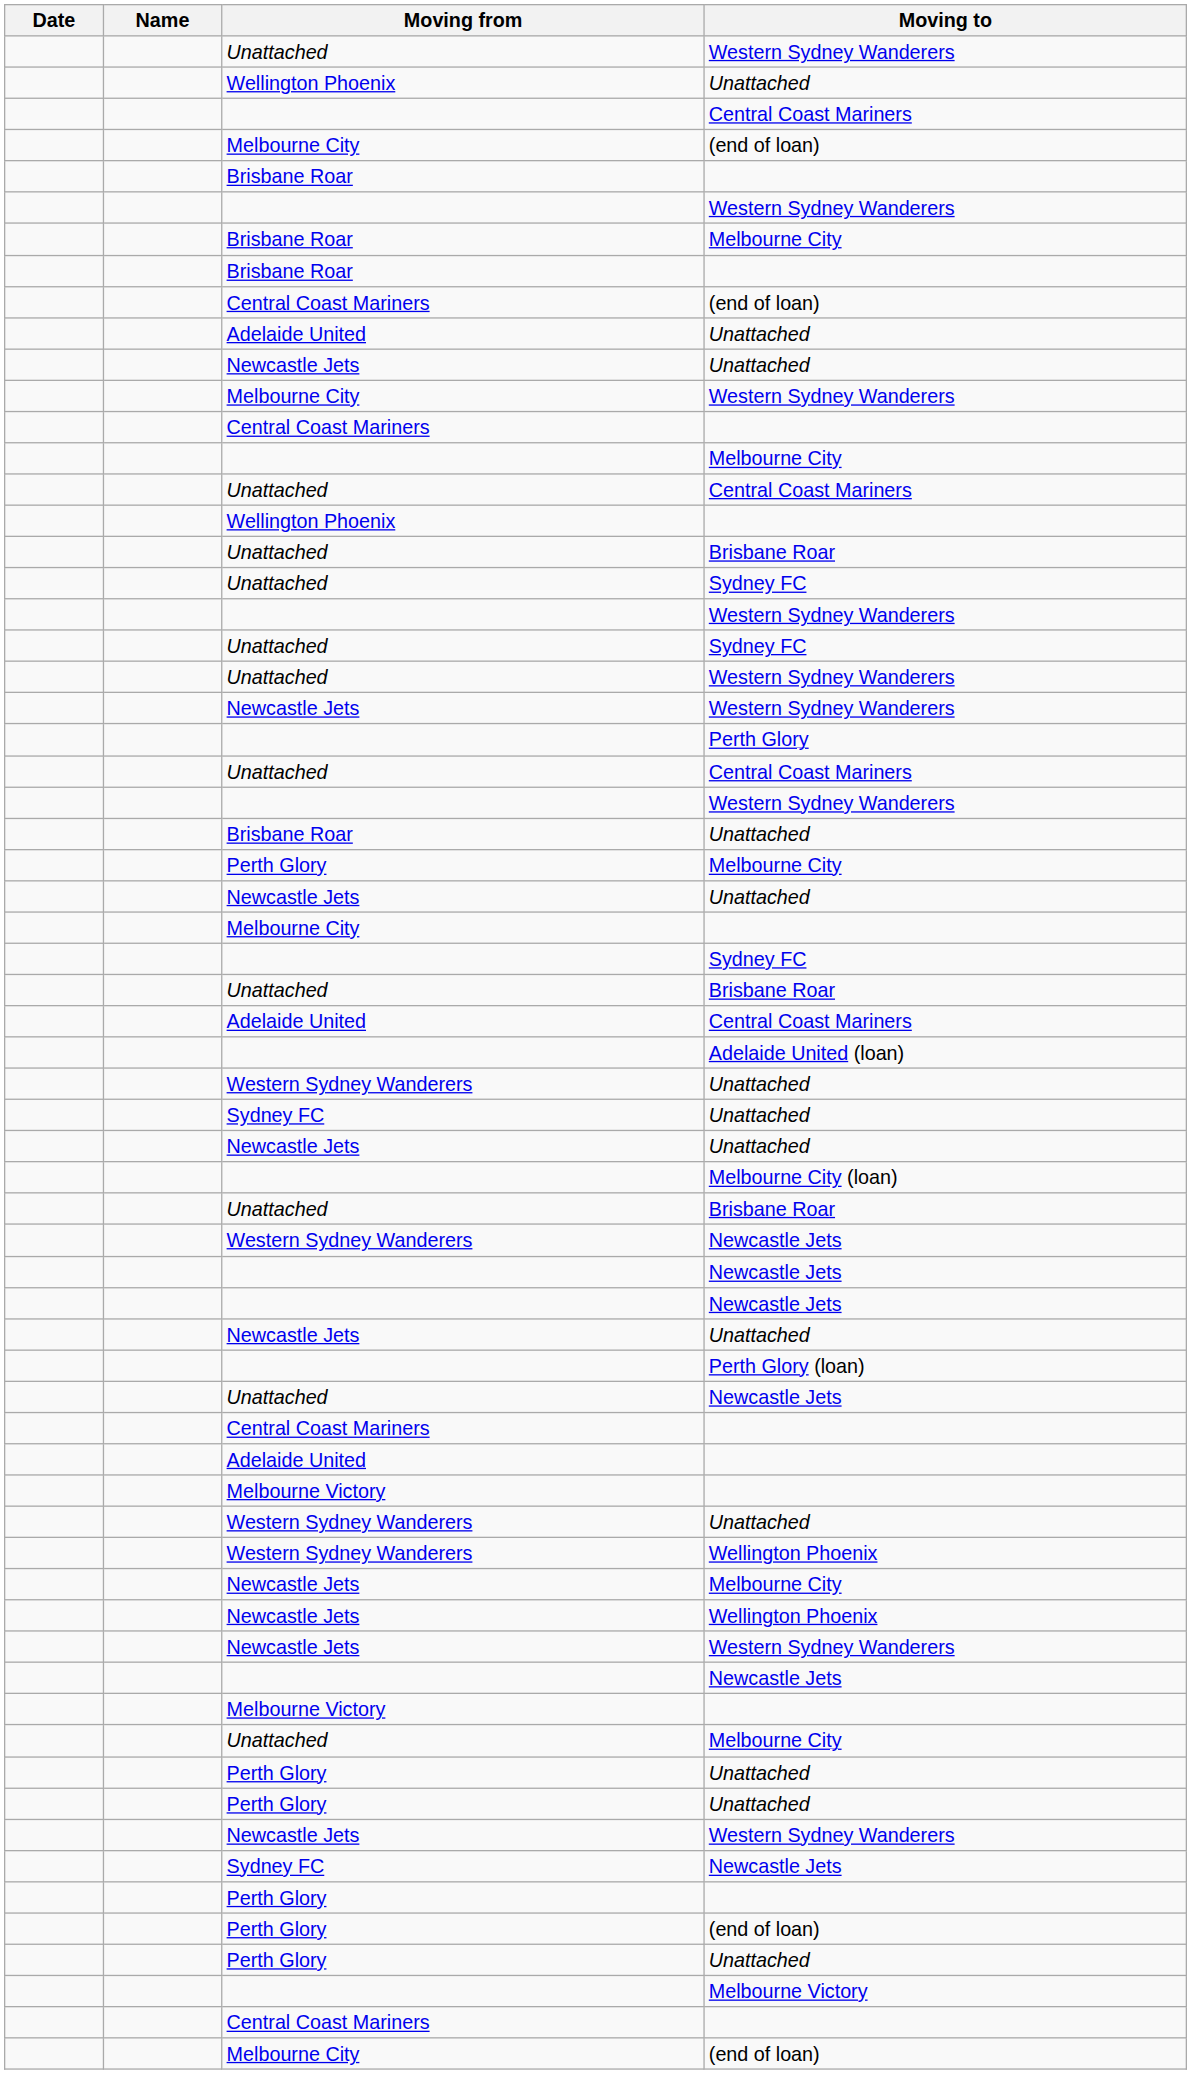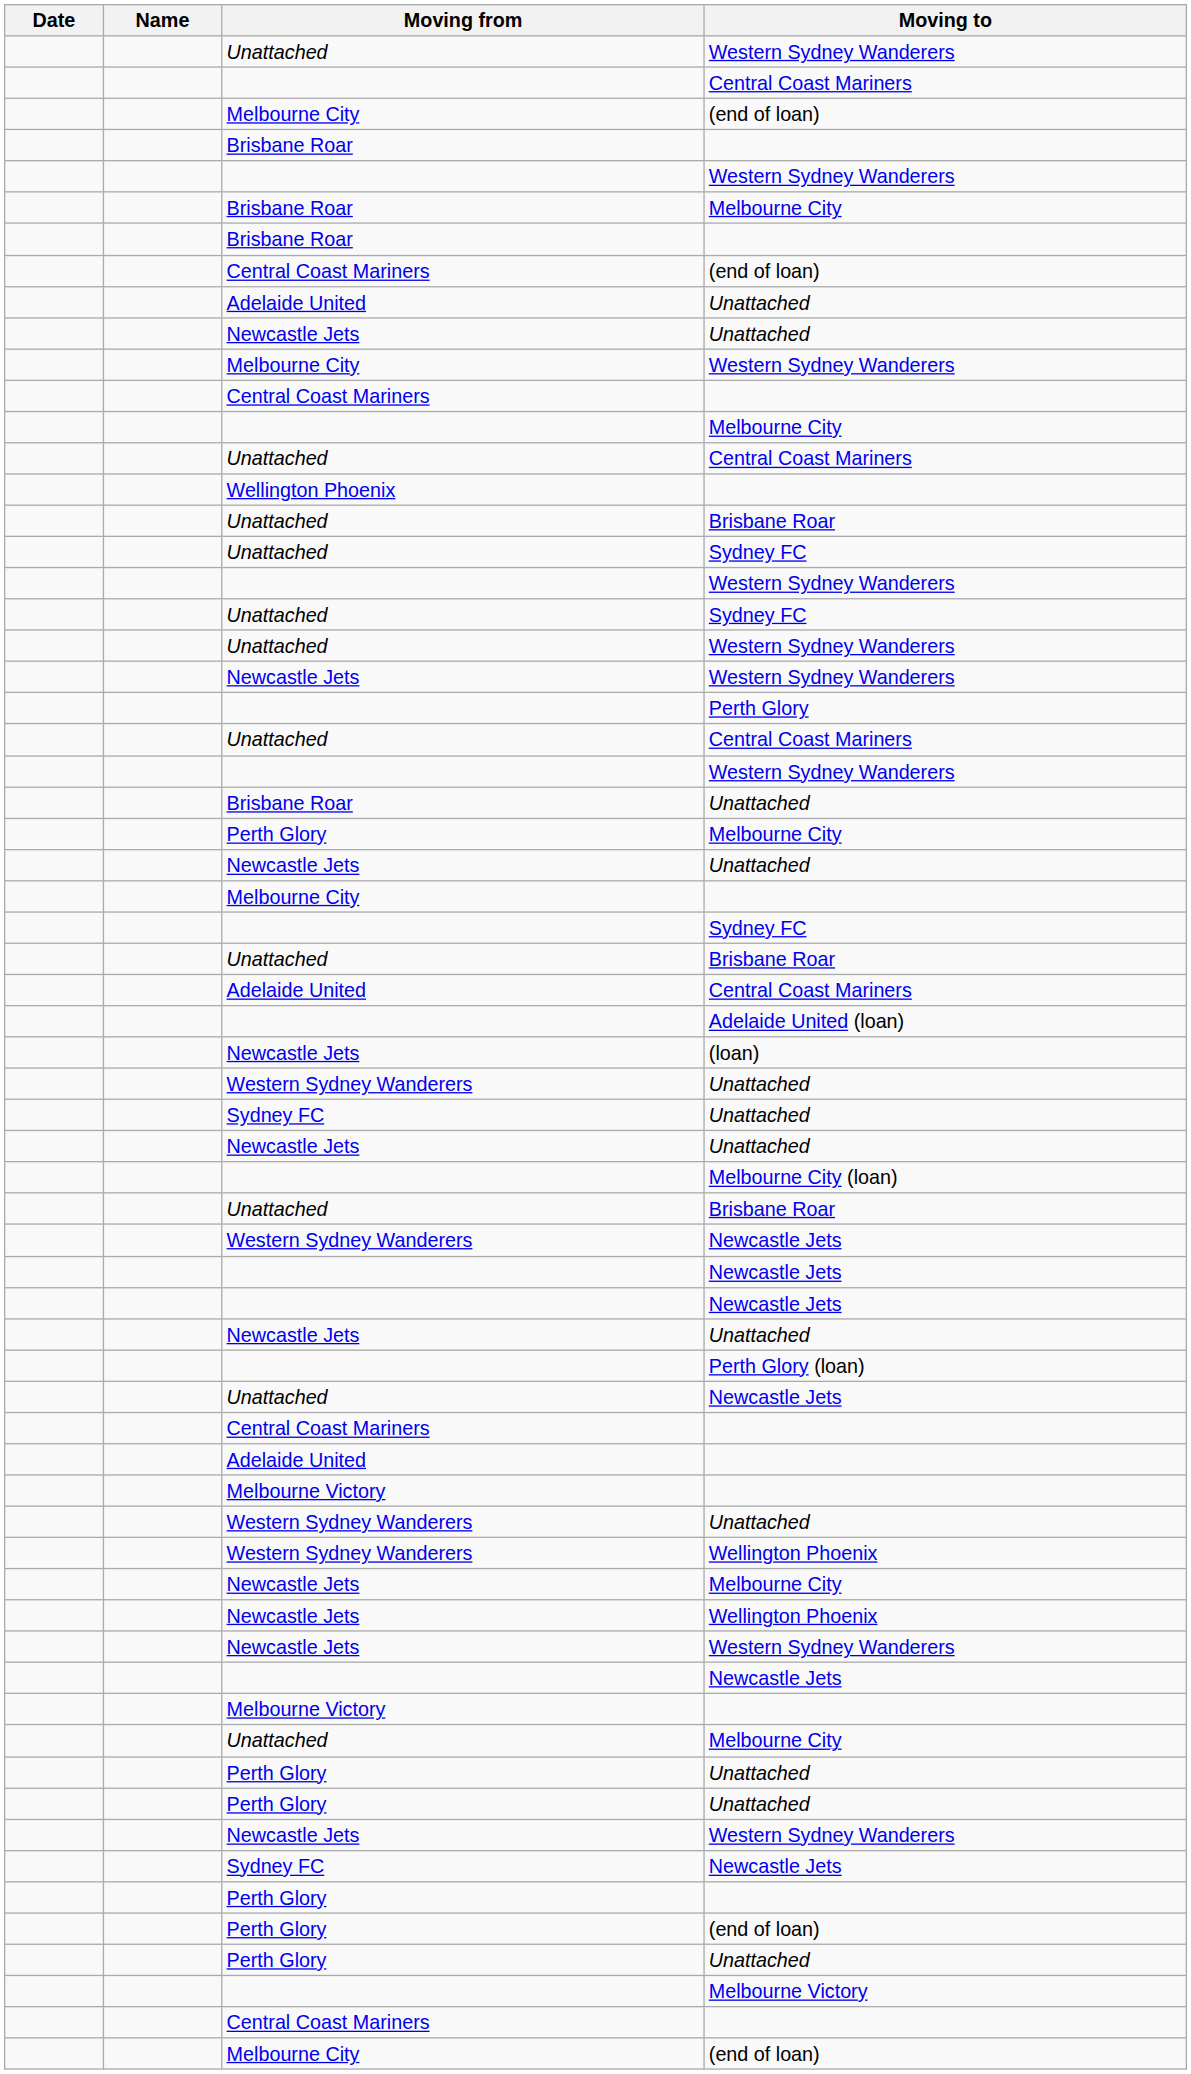- row: (311, 83)
+ row: (293, 1053)
